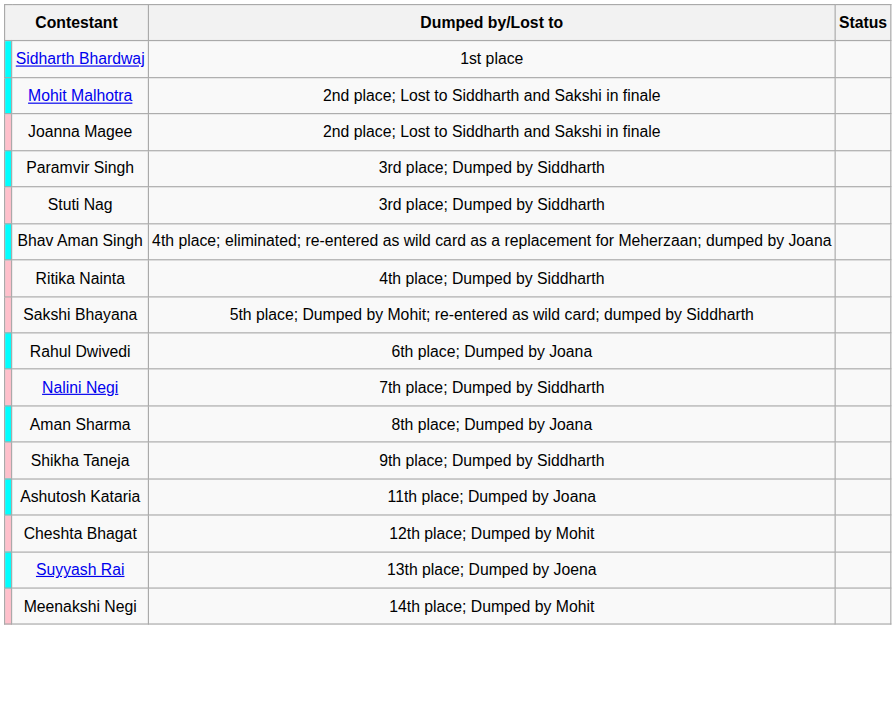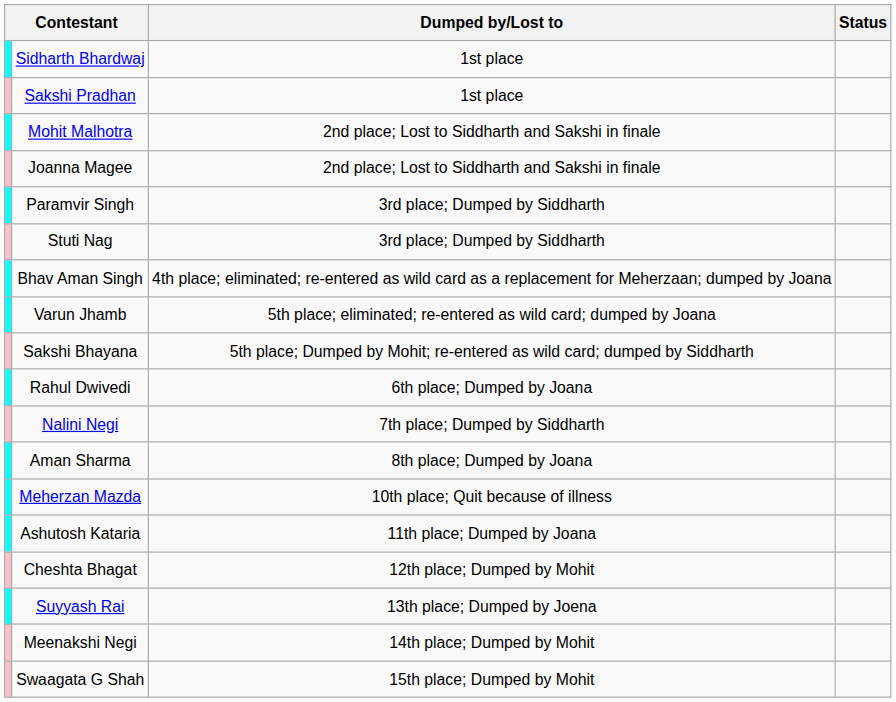+ row: (80, 95)
- row: (80, 278)
+ row: (80, 314)
- row: (80, 460)
+ row: (80, 496)
+ row: (80, 679)
